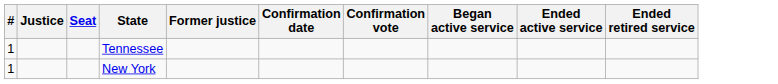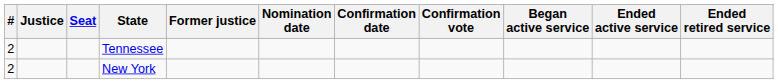+ column: (297, 21)
(11, 48) 1 -> (11, 48) 2
(11, 68) 1 -> (11, 68) 2
